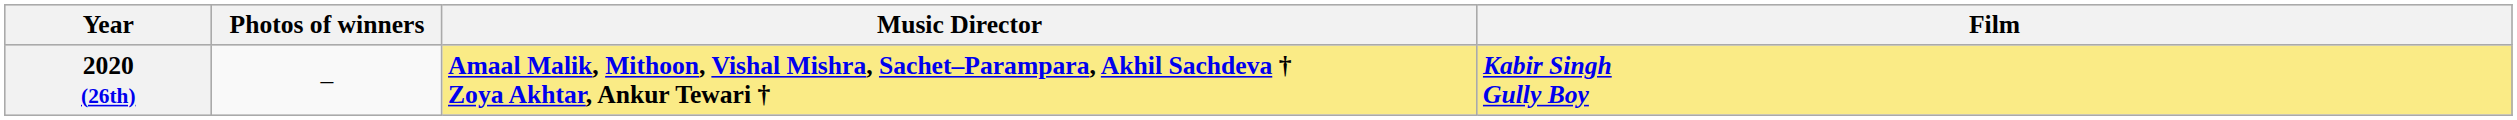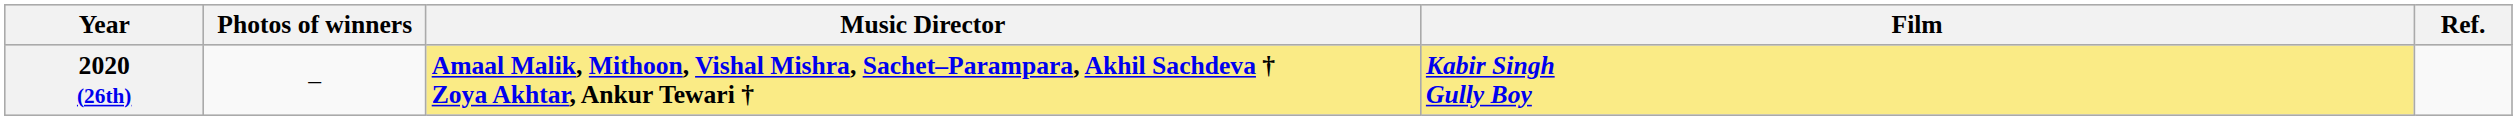+ column: (2463, 24)
